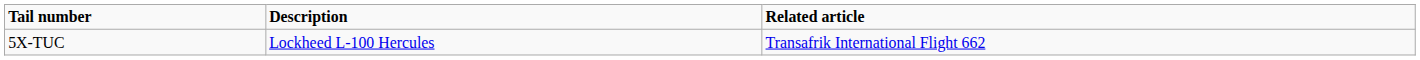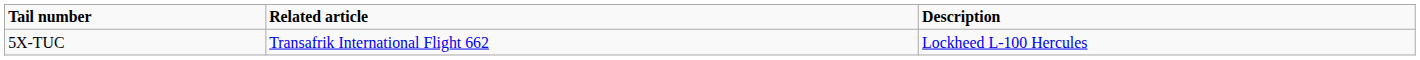columns swapped: (308, 17) <-> (815, 17)
